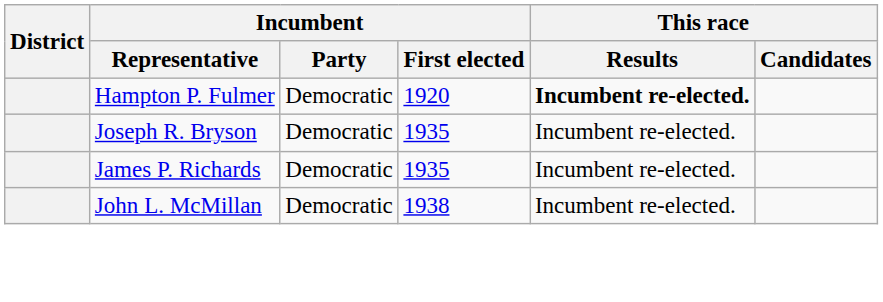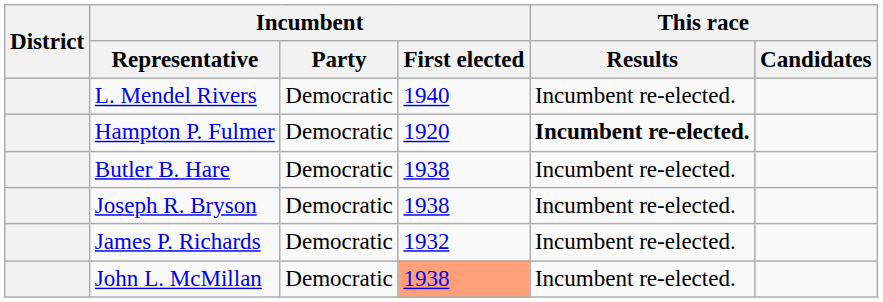+ row: (176, 95)
+ row: (162, 168)
(426, 132) 1935 -> (426, 205) 1938
(426, 168) 1935 -> (426, 242) 1932
(426, 205) no background -> (426, 278) lightsalmon background
